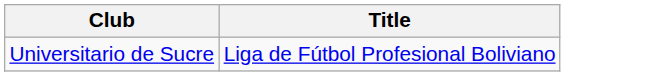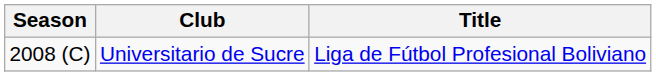+ column: (50, 20)
